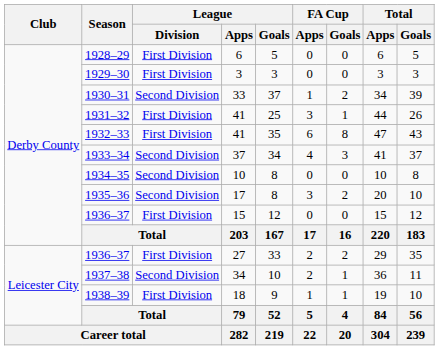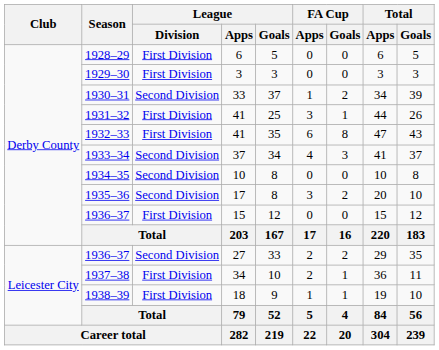(177, 255) First Division -> (177, 255) Second Division
(177, 275) Second Division -> (177, 275) First Division
